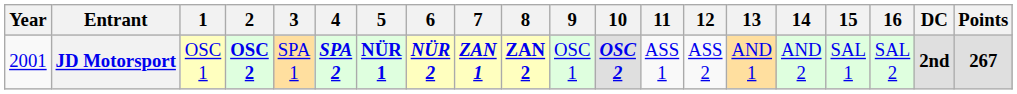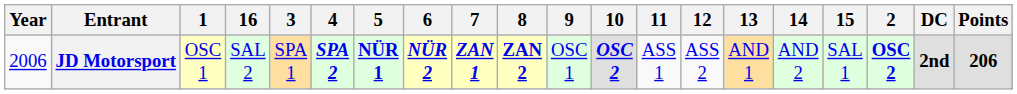columns swapped: (249, 19) <-> (893, 19)
(28, 61) 2001 -> (28, 61) 2006
(983, 61) 267 -> (983, 61) 206
